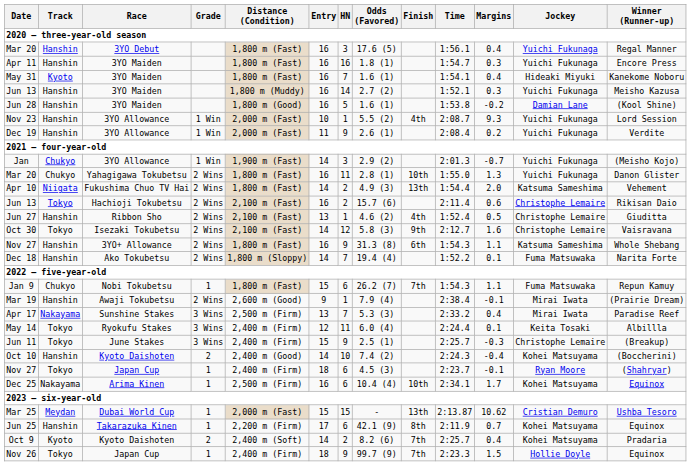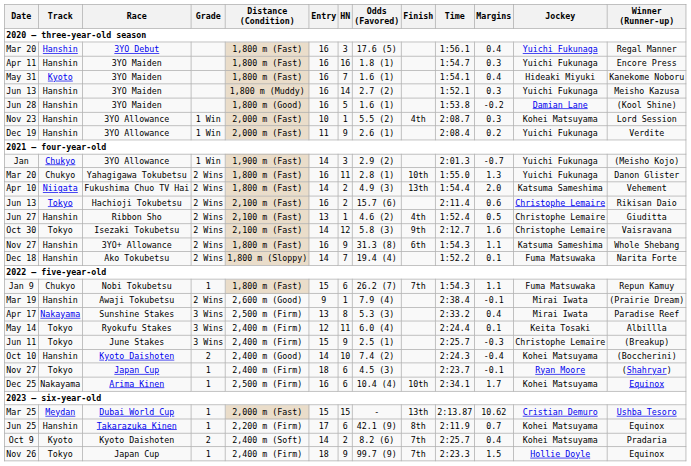(494, 119) 9.3 -> (494, 119) 0.3
(560, 119) Yuichi Fukunaga -> (560, 119) Kohei Matsuyama
(345, 314) 7 -> (345, 314) 8
